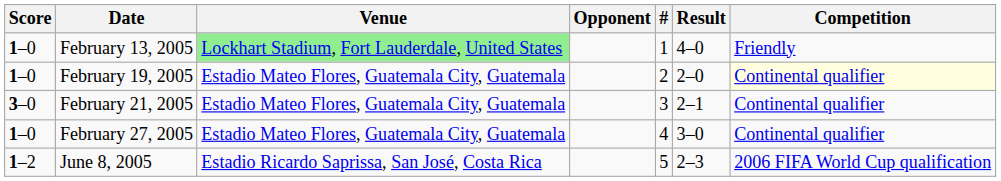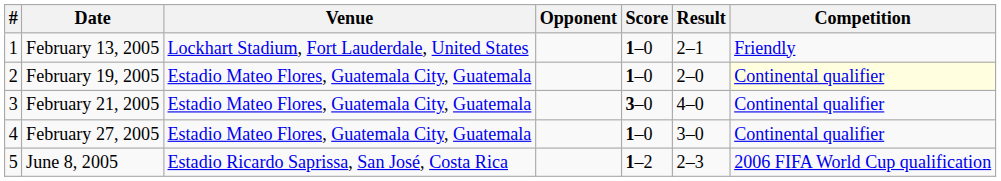columns swapped: (664, 18) <-> (30, 18)
(382, 47) lightgreen background -> (348, 47) no background
(690, 47) 4–0 -> (690, 47) 2–1
(690, 104) 2–1 -> (690, 104) 4–0
